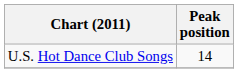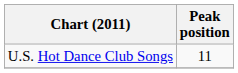(205, 56) 14 -> (205, 56) 11
